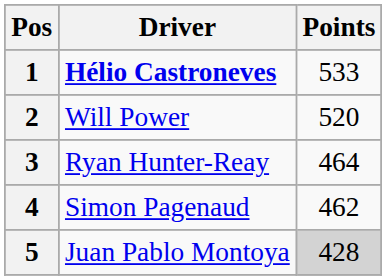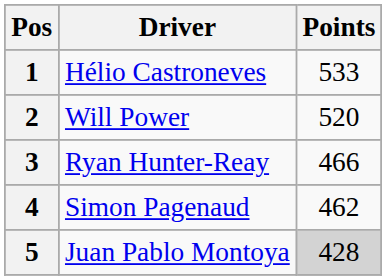(171, 72) bold -> (166, 72) normal
(339, 162) 464 -> (339, 162) 466
